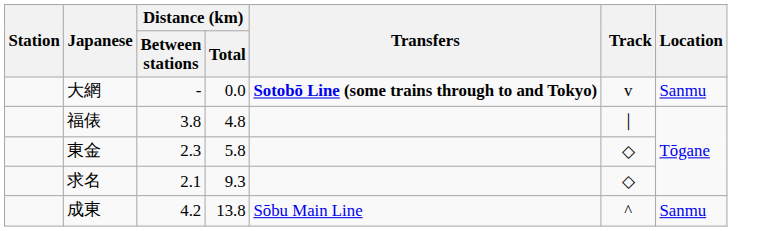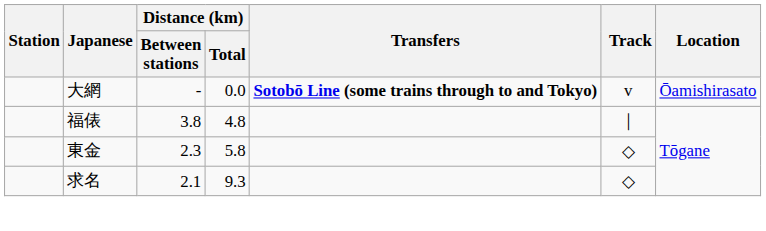(683, 91) Sanmu -> (708, 91) Ōamishirasato
- row: (84, 210)
